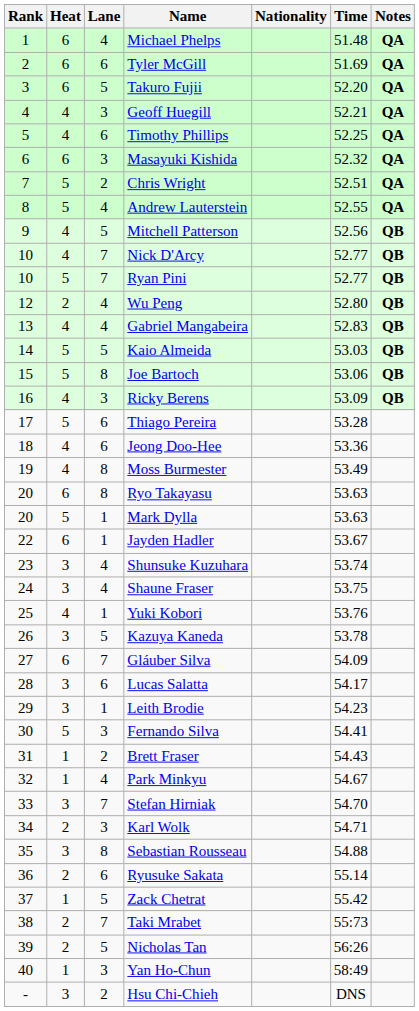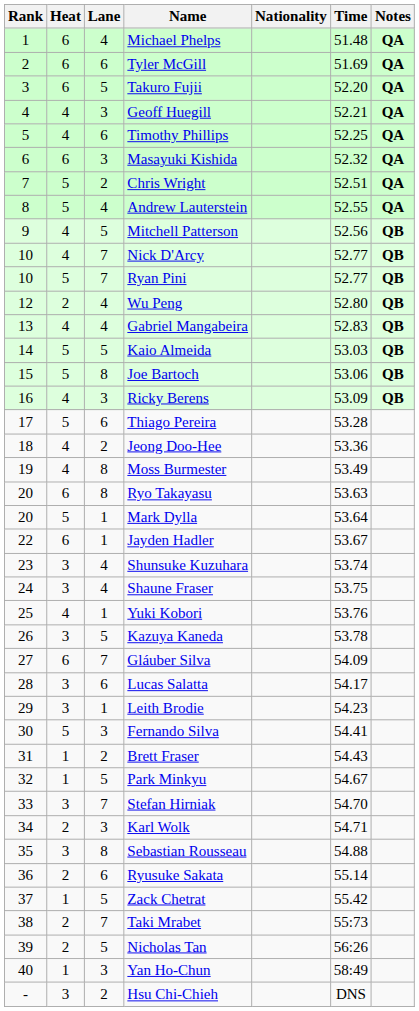(104, 445) 6 -> (104, 445) 2
(351, 517) 53.63 -> (351, 517) 53.64
(104, 779) 4 -> (104, 779) 5
